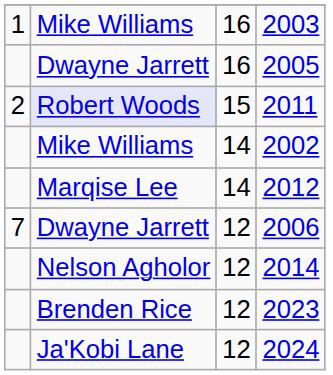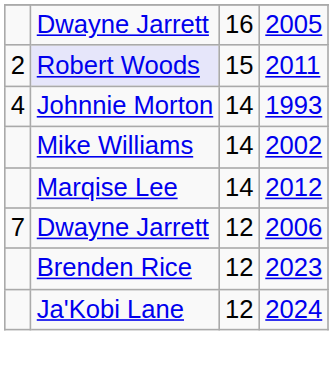- row: (291, 24)
+ row: (294, 106)
- row: (291, 268)
